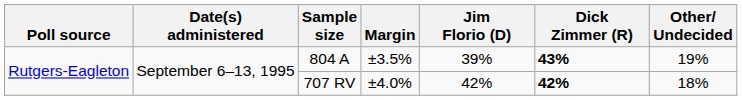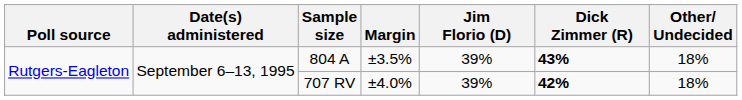(693, 59) 19% -> (693, 59) 18%
(477, 84) 42% -> (477, 84) 39%
